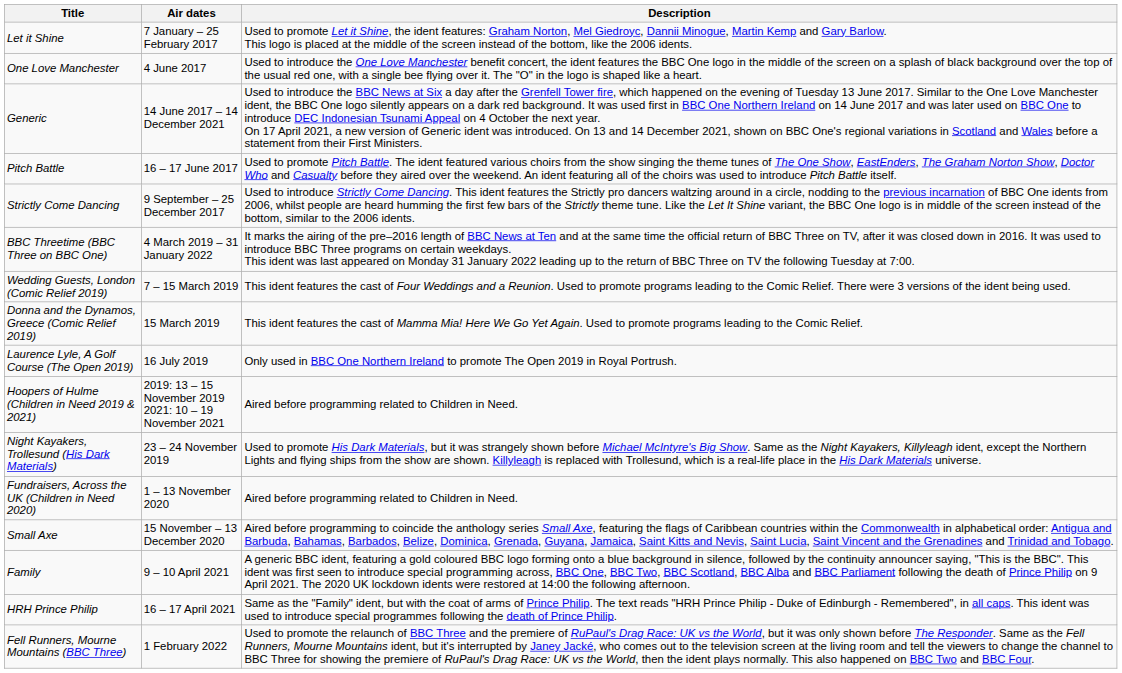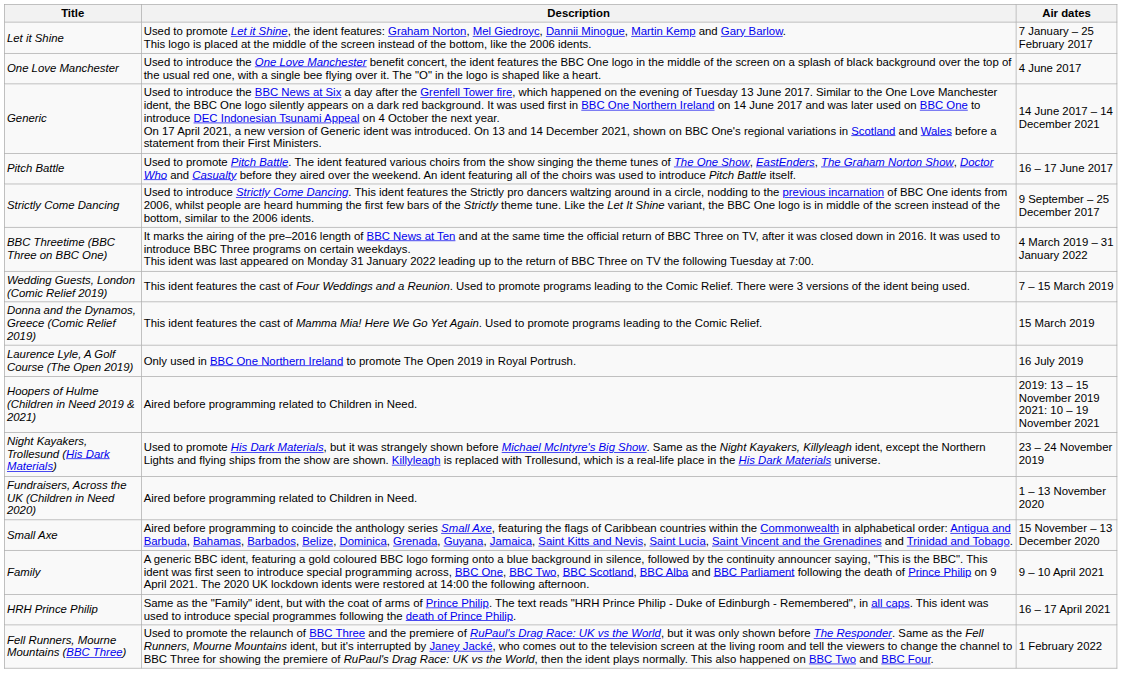columns swapped: (191, 13) <-> (679, 13)
